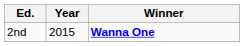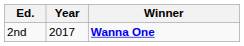(62, 32) 2015 -> (62, 32) 2017
